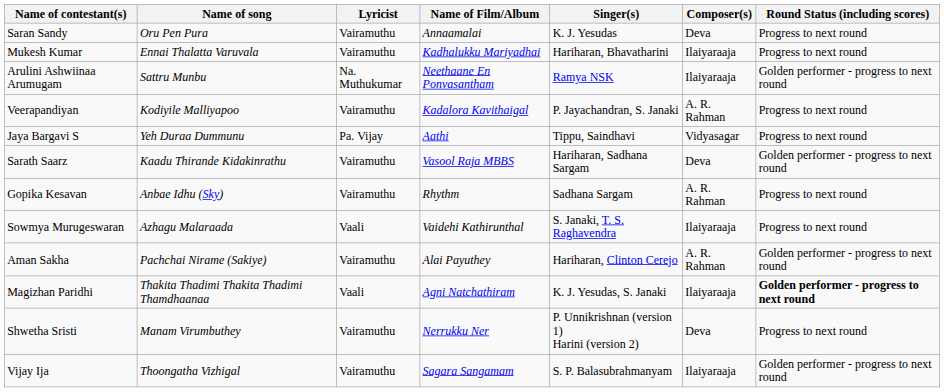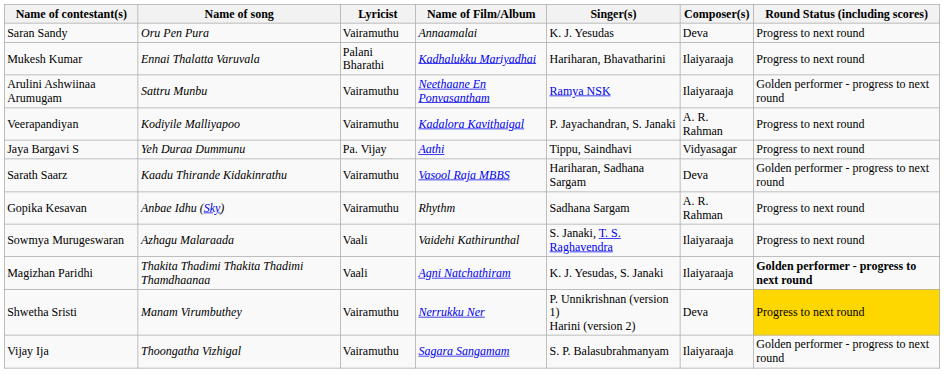(367, 52) Vairamuthu -> (364, 58) Palani Bharathi
(371, 77) Na. Muthukumar -> (371, 91) Vairamuthu
- row: (38, 259)
(813, 331) no background -> (810, 312) gold background
